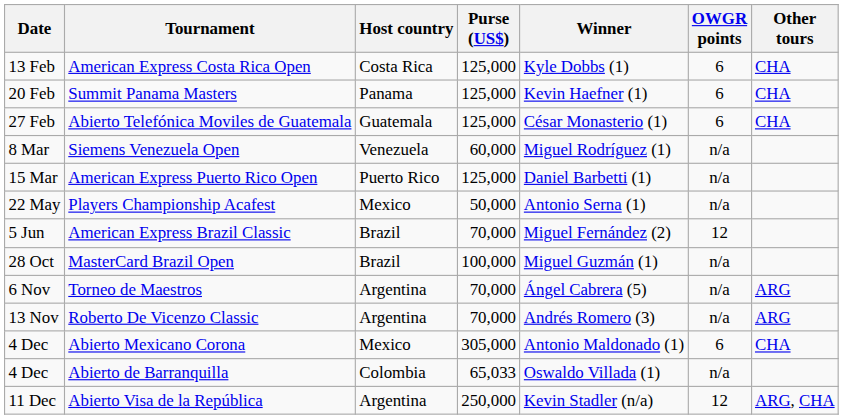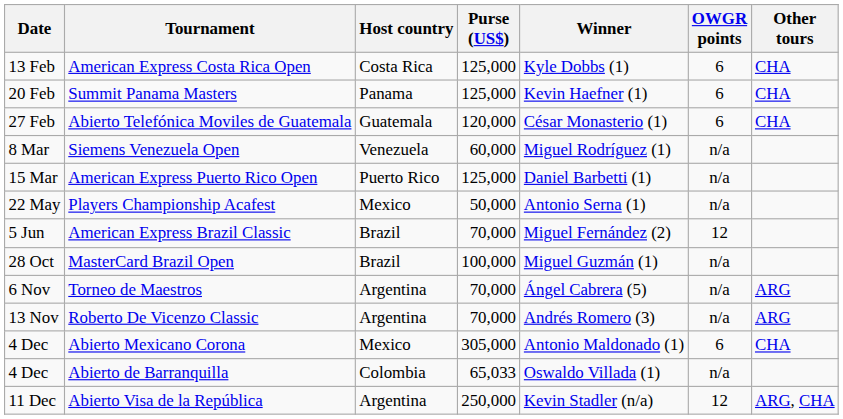(489, 122) 125,000 -> (489, 122) 120,000
